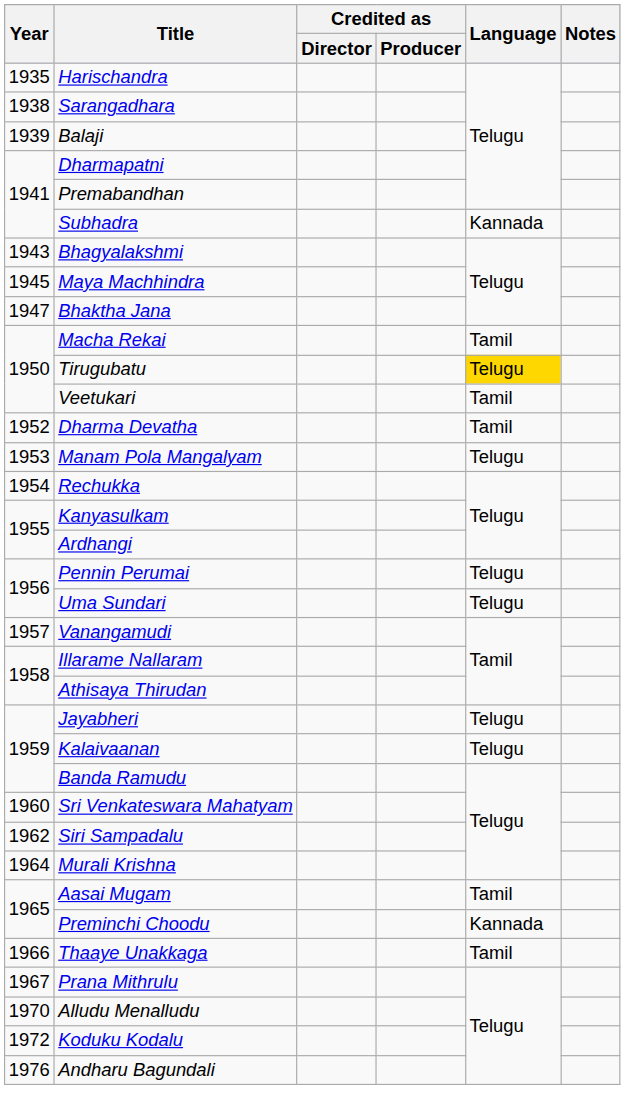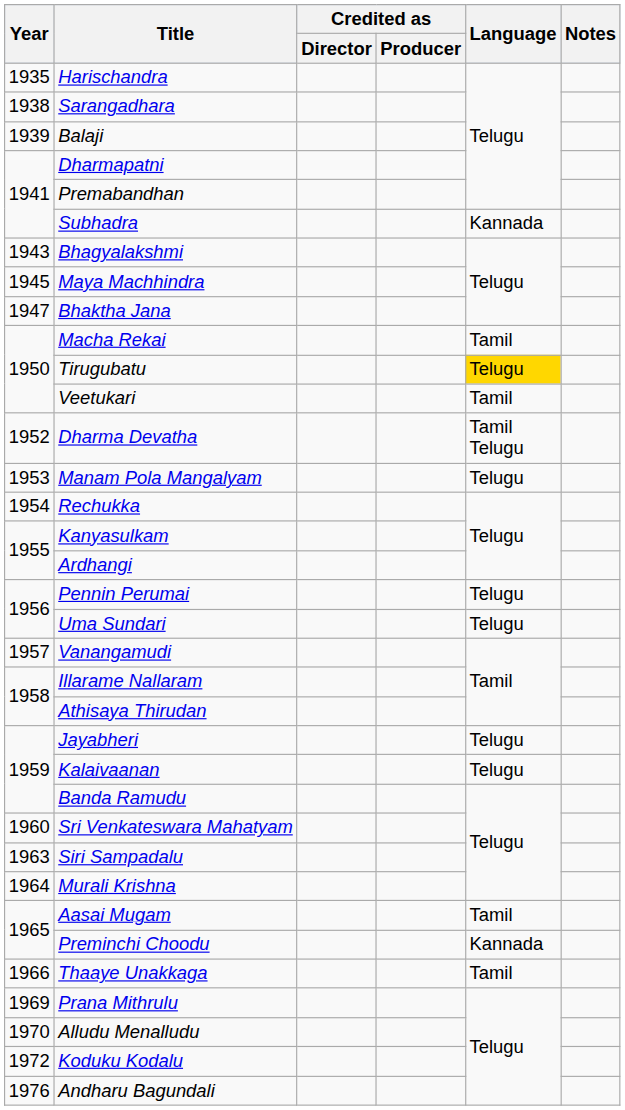(491, 427) Tamil -> (497, 437) Tamil Telugu
(29, 836) 1962 -> (29, 856) 1963
(29, 982) 1967 -> (29, 1002) 1969
